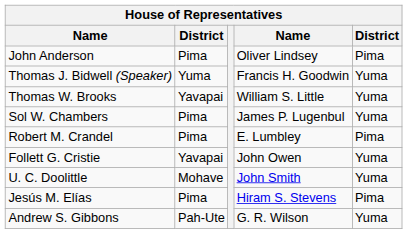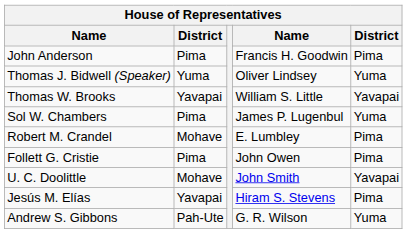(277, 56) Oliver Lindsey -> (292, 56) Francis H. Goodwin
(293, 76) Francis H. Goodwin -> (276, 76) Oliver Lindsey
(371, 96) Yuma -> (376, 96) Yavapai
(192, 137) Pima -> (199, 137) Mohave
(201, 157) Yavapai -> (191, 157) Pima
(371, 157) Yuma -> (368, 157) Pima
(371, 177) Yuma -> (376, 177) Yavapai
(192, 198) Pima -> (199, 198) Yavapai
